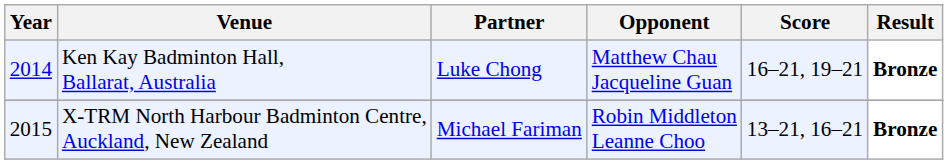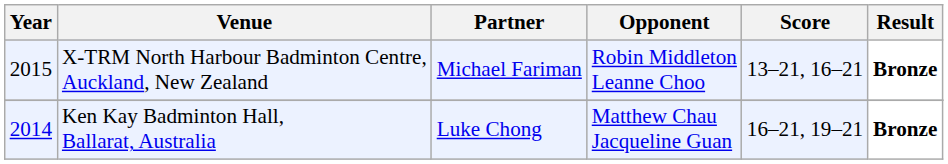rows swapped: (244, 129) <-> (173, 69)
